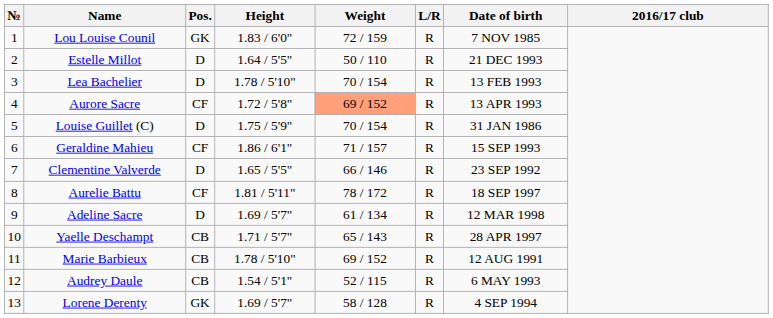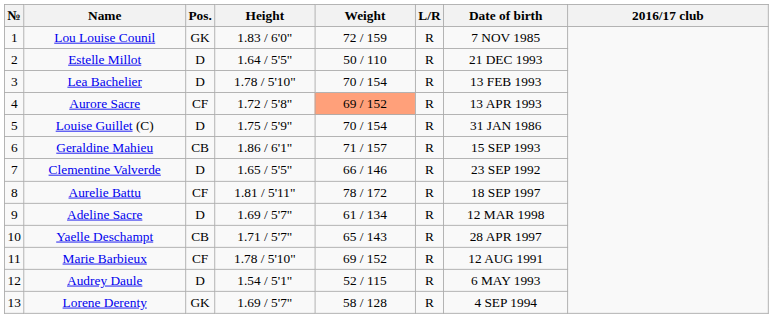(200, 148) CF -> (200, 148) CB
(200, 258) CB -> (200, 258) CF
(200, 280) CB -> (200, 280) D
